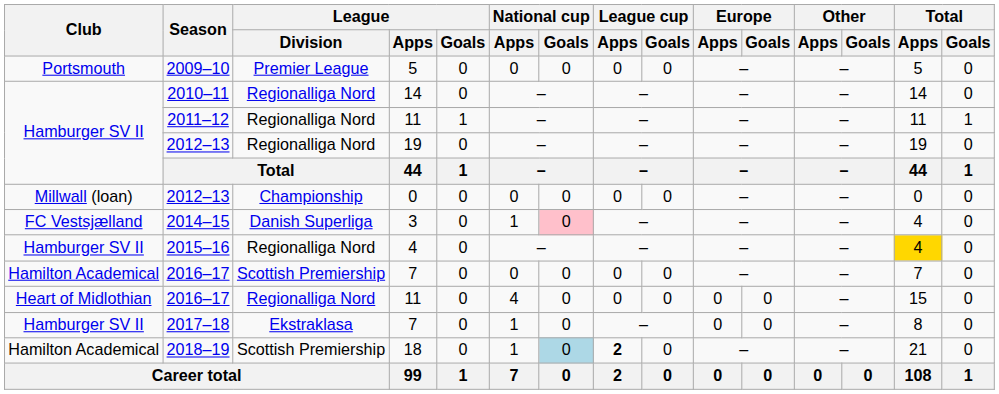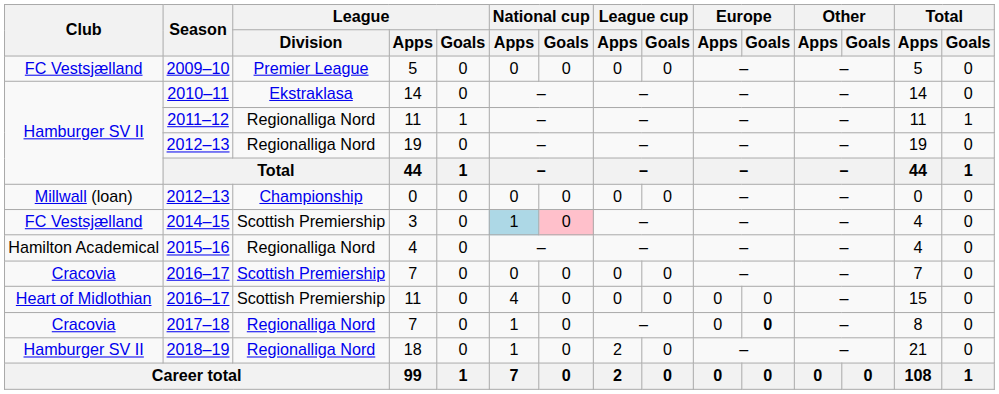(84, 68) Portsmouth -> (84, 68) FC Vestsjælland
(311, 94) Regionalliga Nord -> (311, 94) Ekstraklasa
(311, 222) Danish Superliga -> (311, 222) Scottish Premiership
(514, 222) no background -> (514, 222) lightblue background
(84, 247) Hamburger SV II -> (84, 247) Hamilton Academical
(918, 247) gold background -> (918, 247) no background
(84, 273) Hamilton Academical -> (84, 273) Cracovia
(311, 299) Regionalliga Nord -> (311, 299) Scottish Premiership
(84, 324) Hamburger SV II -> (84, 324) Cracovia
(311, 324) Ekstraklasa -> (311, 324) Regionalliga Nord
(768, 324) normal -> (768, 324) bold
(84, 350) Hamilton Academical -> (84, 350) Hamburger SV II
(311, 350) Scottish Premiership -> (311, 350) Regionalliga Nord
(566, 350) lightblue background -> (566, 350) no background
(617, 350) bold -> (617, 350) normal
